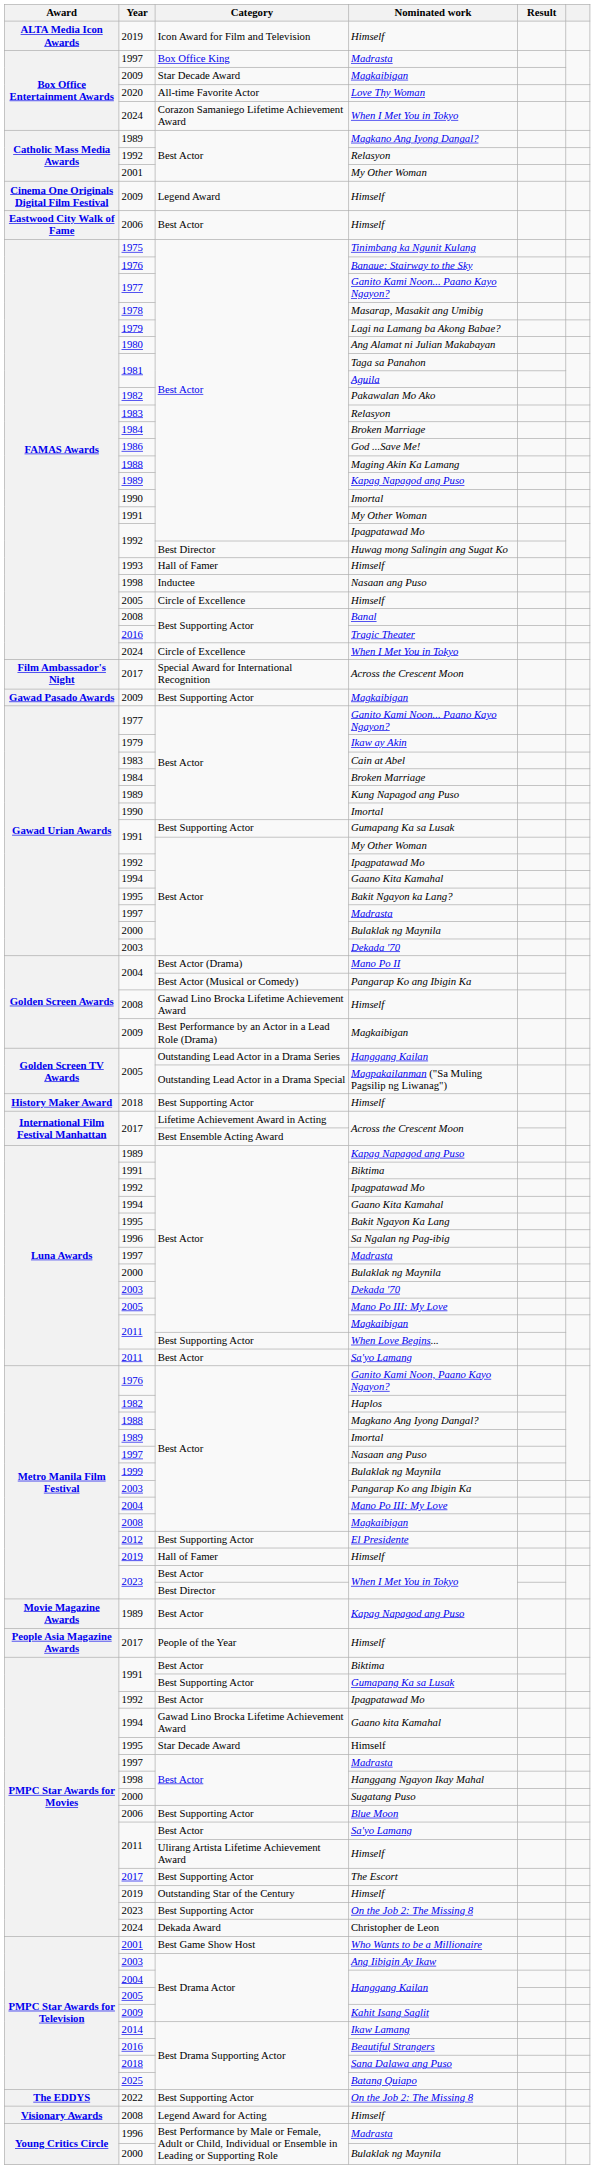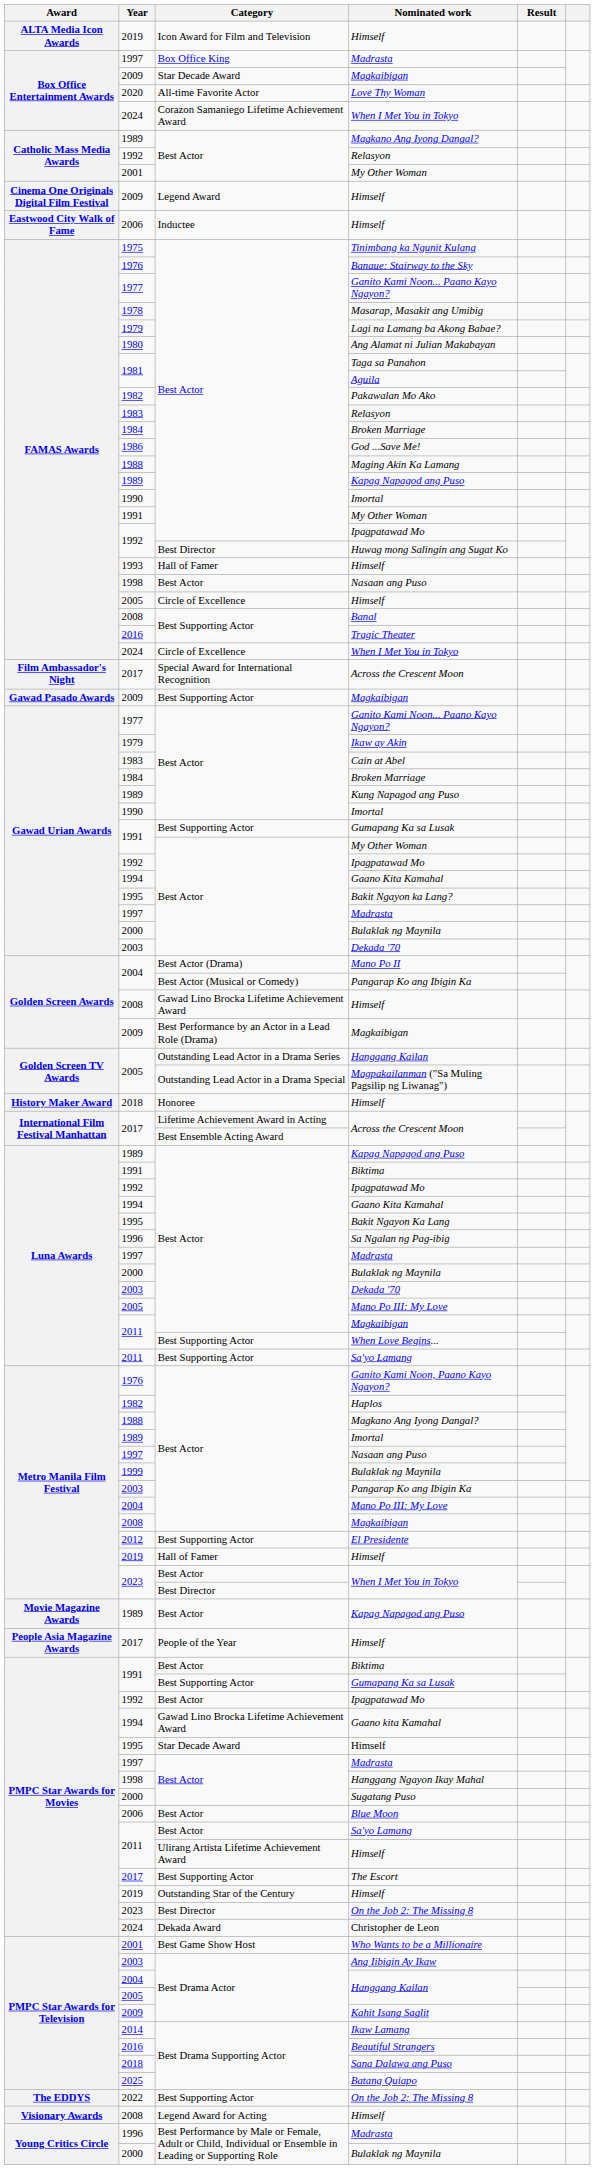(181, 225) Best Actor -> (176, 225) Inductee
(176, 583) Inductee -> (181, 583) Best Actor
(206, 1102) Best Supporting Actor -> (176, 1102) Honoree
(181, 1357) Best Actor -> (206, 1357) Best Supporting Actor
(206, 1813) Best Supporting Actor -> (181, 1813) Best Actor
(206, 1911) Best Supporting Actor -> (186, 1911) Best Director
